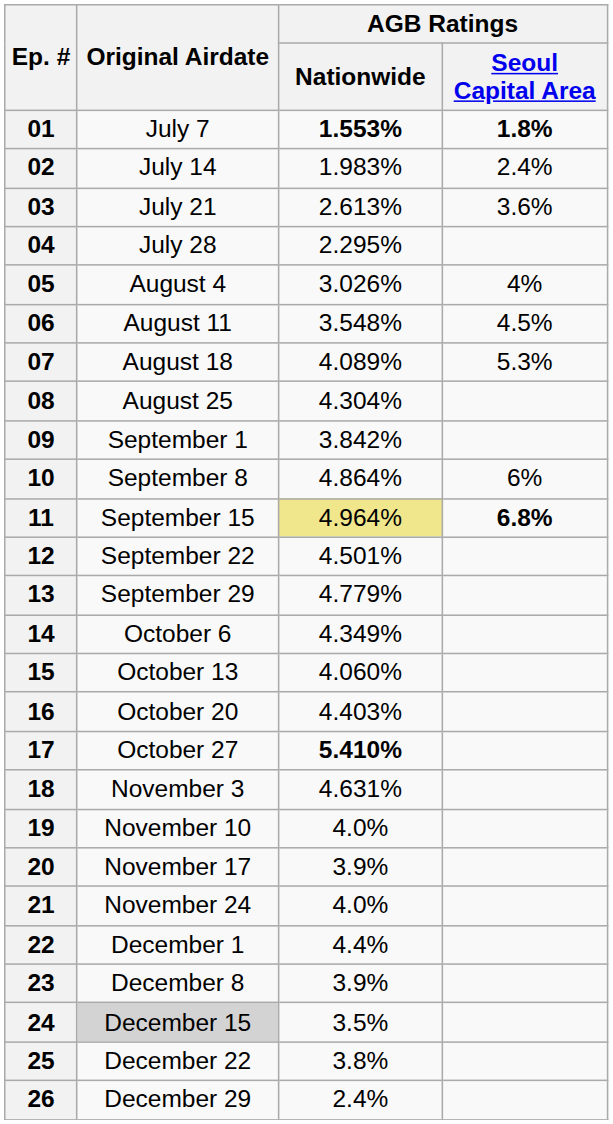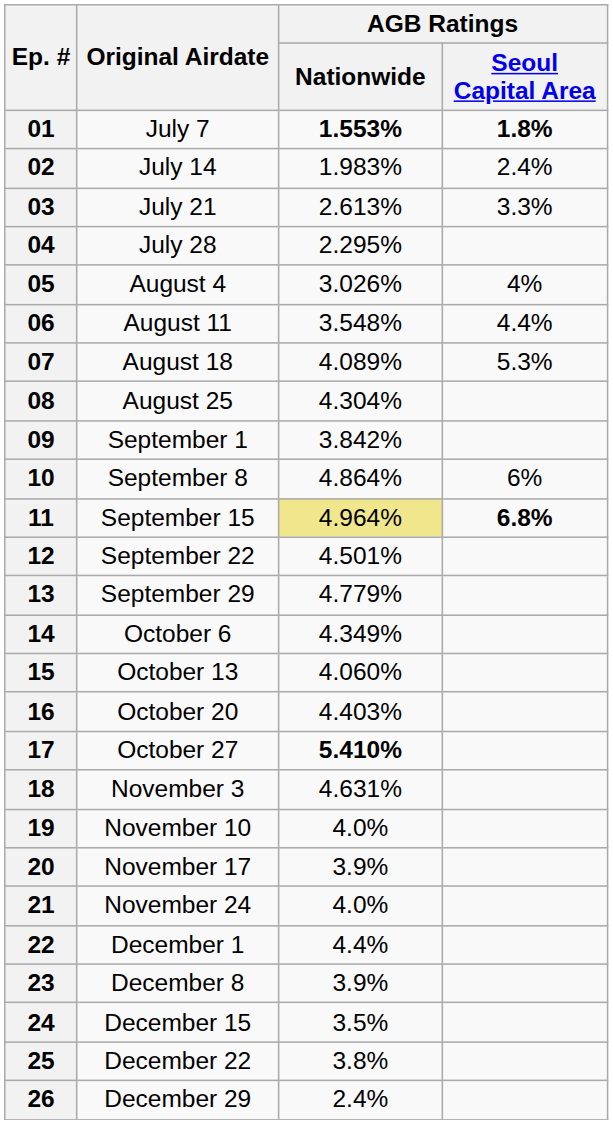(525, 206) 3.6% -> (525, 206) 3.3%
(525, 323) 4.5% -> (525, 323) 4.4%
(178, 1022) lightgrey background -> (178, 1022) no background
